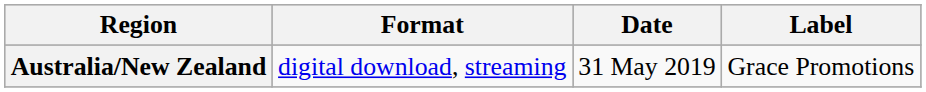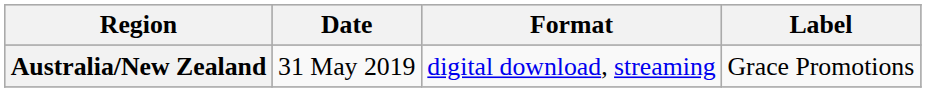columns swapped: (647, 24) <-> (422, 24)
